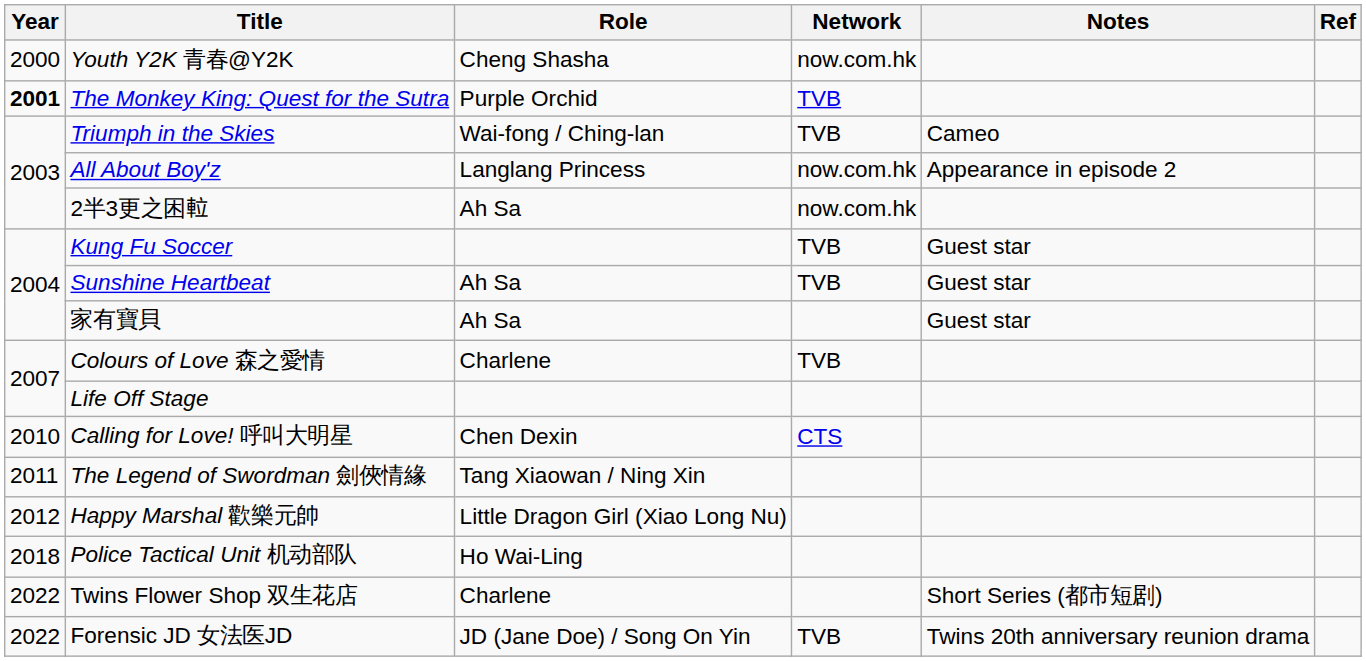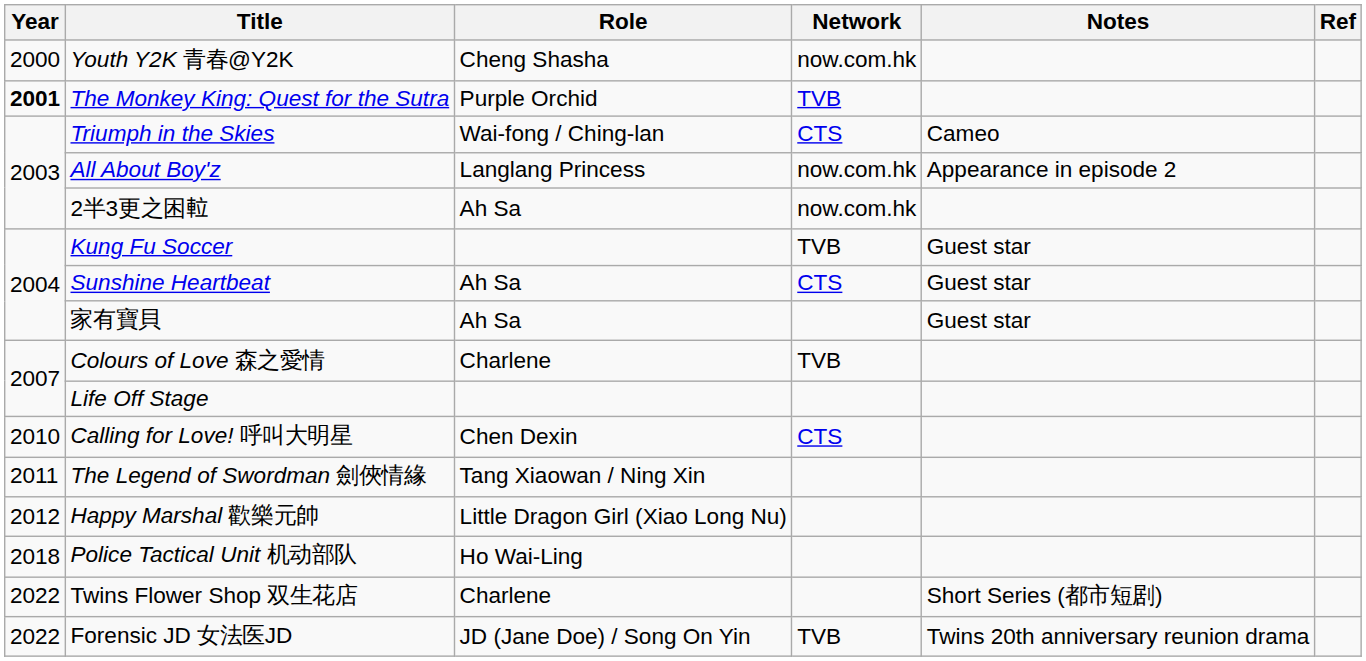(819, 133) TVB -> (820, 133) CTS
(819, 282) TVB -> (820, 282) CTS
